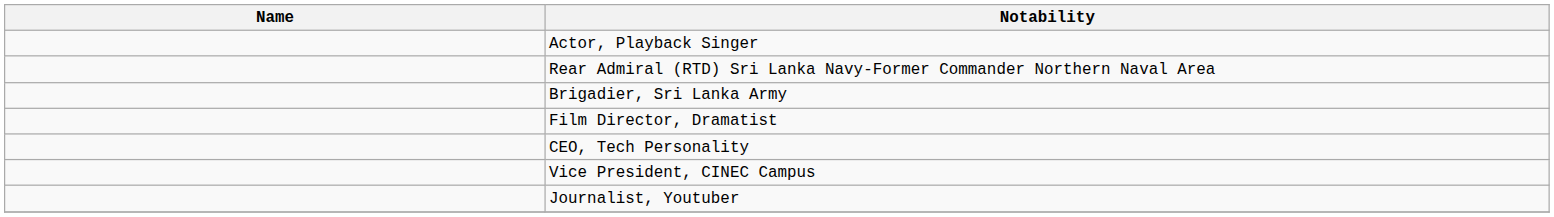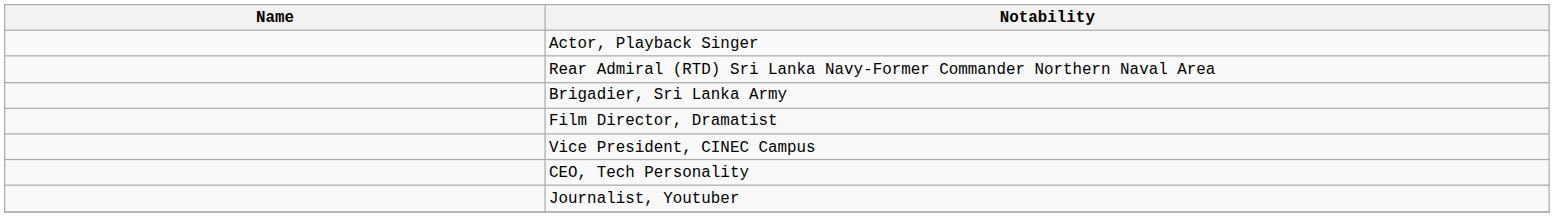rows swapped: (682, 173) <-> (649, 147)
